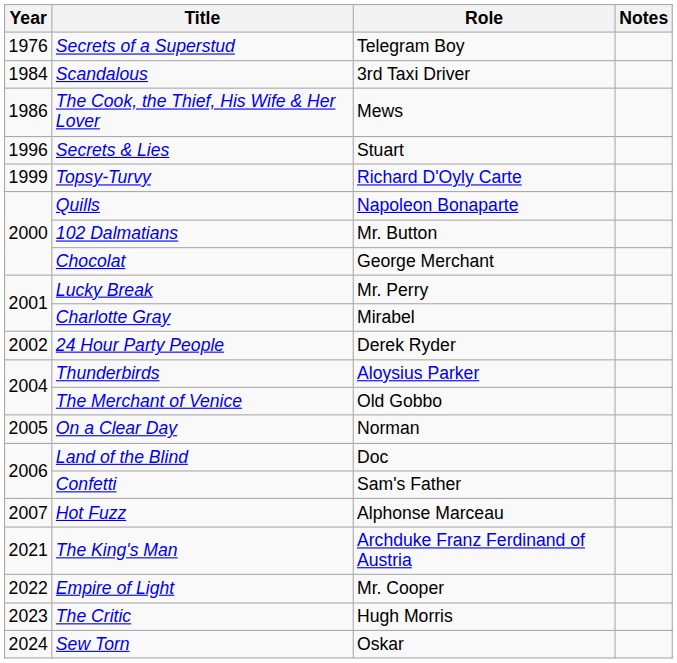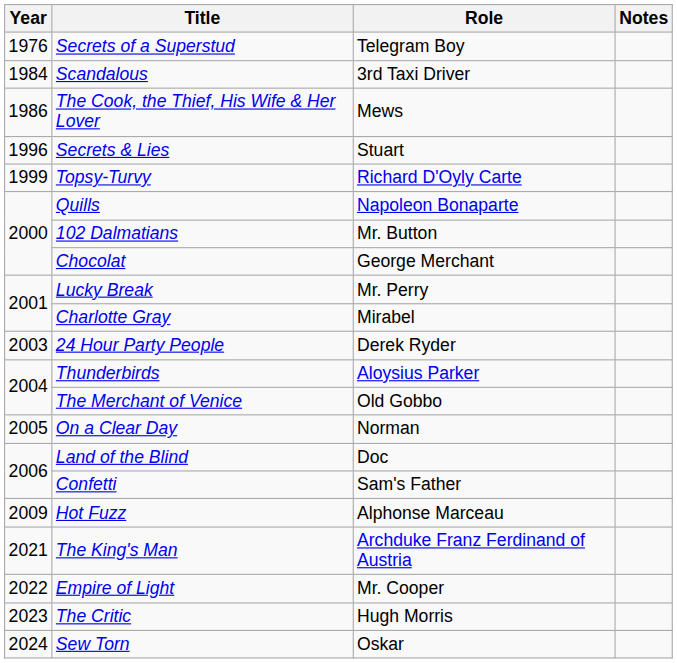(28, 345) 2002 -> (28, 345) 2003
(28, 512) 2007 -> (28, 512) 2009
